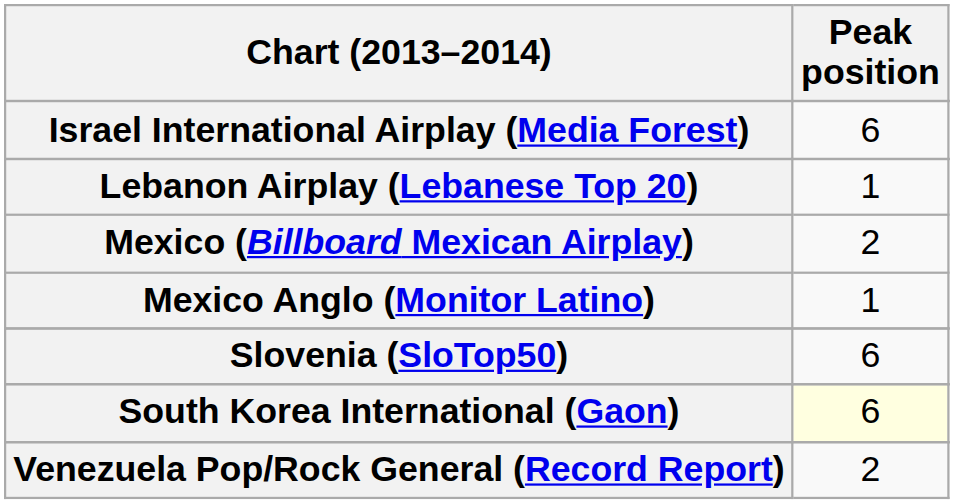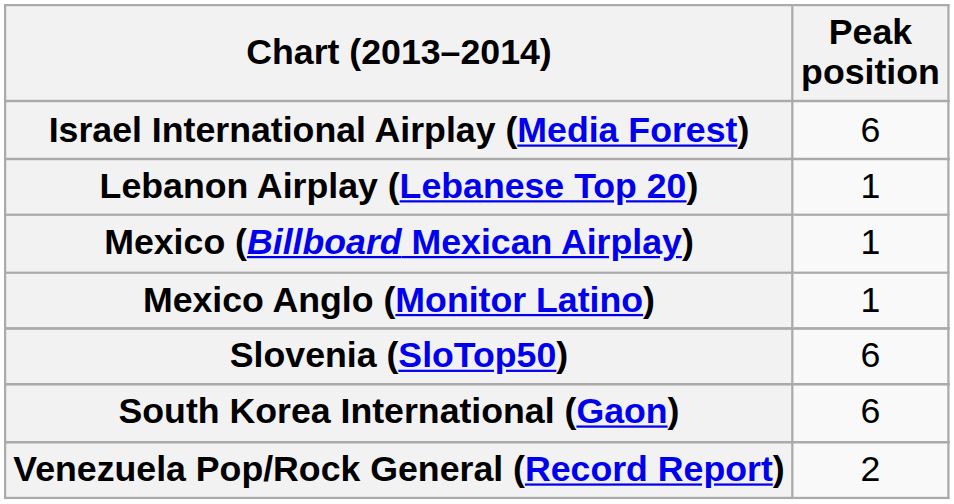(870, 242) 2 -> (870, 242) 1
(870, 412) lightyellow background -> (870, 412) no background
